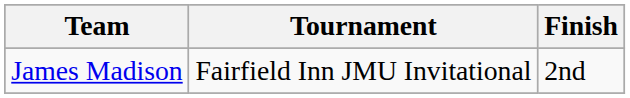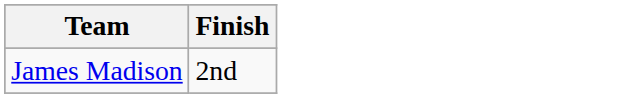- column: (363, 26)
